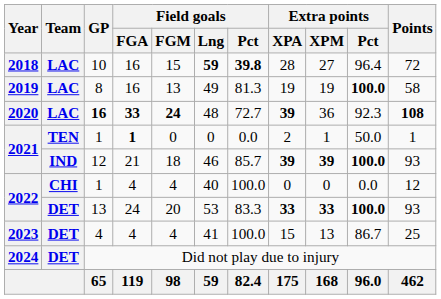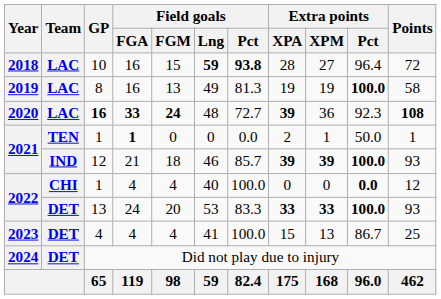(248, 64) 39.8 -> (248, 64) 93.8
(368, 185) normal -> (368, 185) bold
